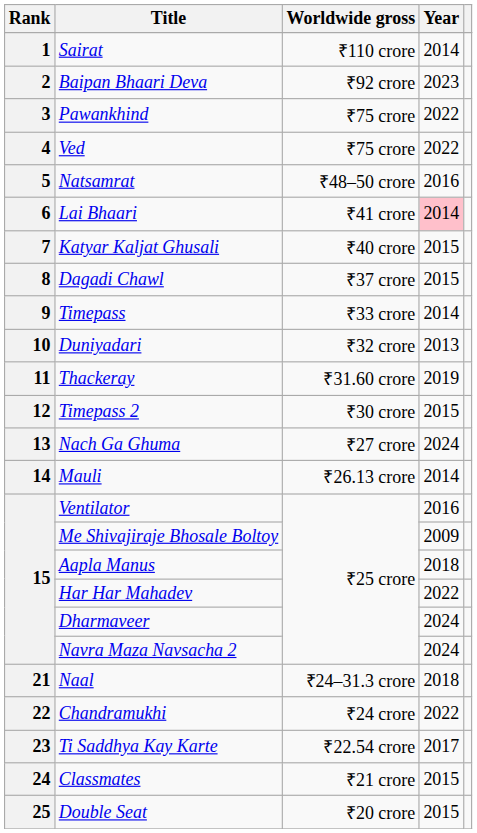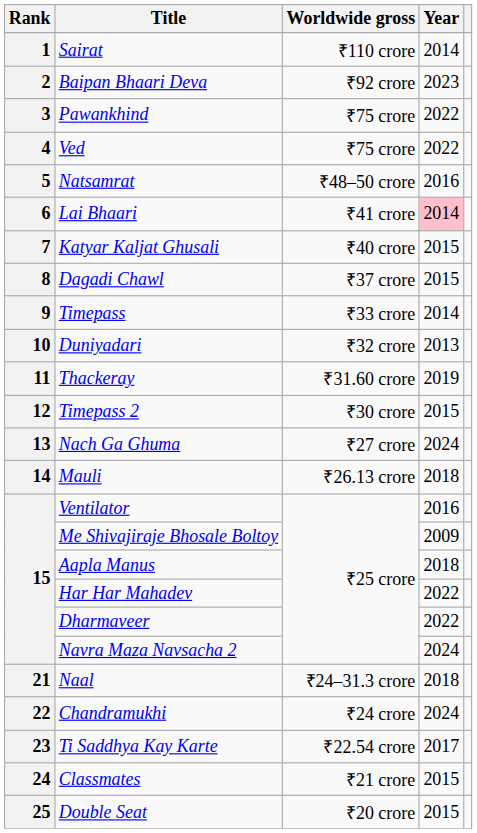(441, 477) 2014 -> (441, 477) 2018
(441, 621) 2024 -> (441, 621) 2022
(441, 713) 2022 -> (441, 713) 2024
